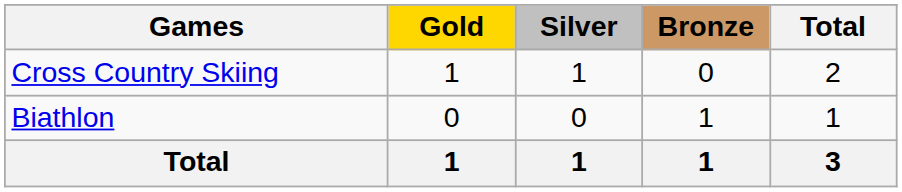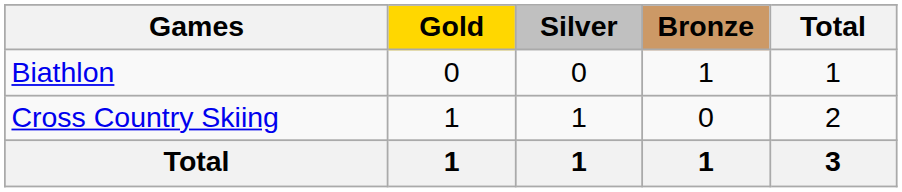rows swapped: (145, 72) <-> (63, 117)
